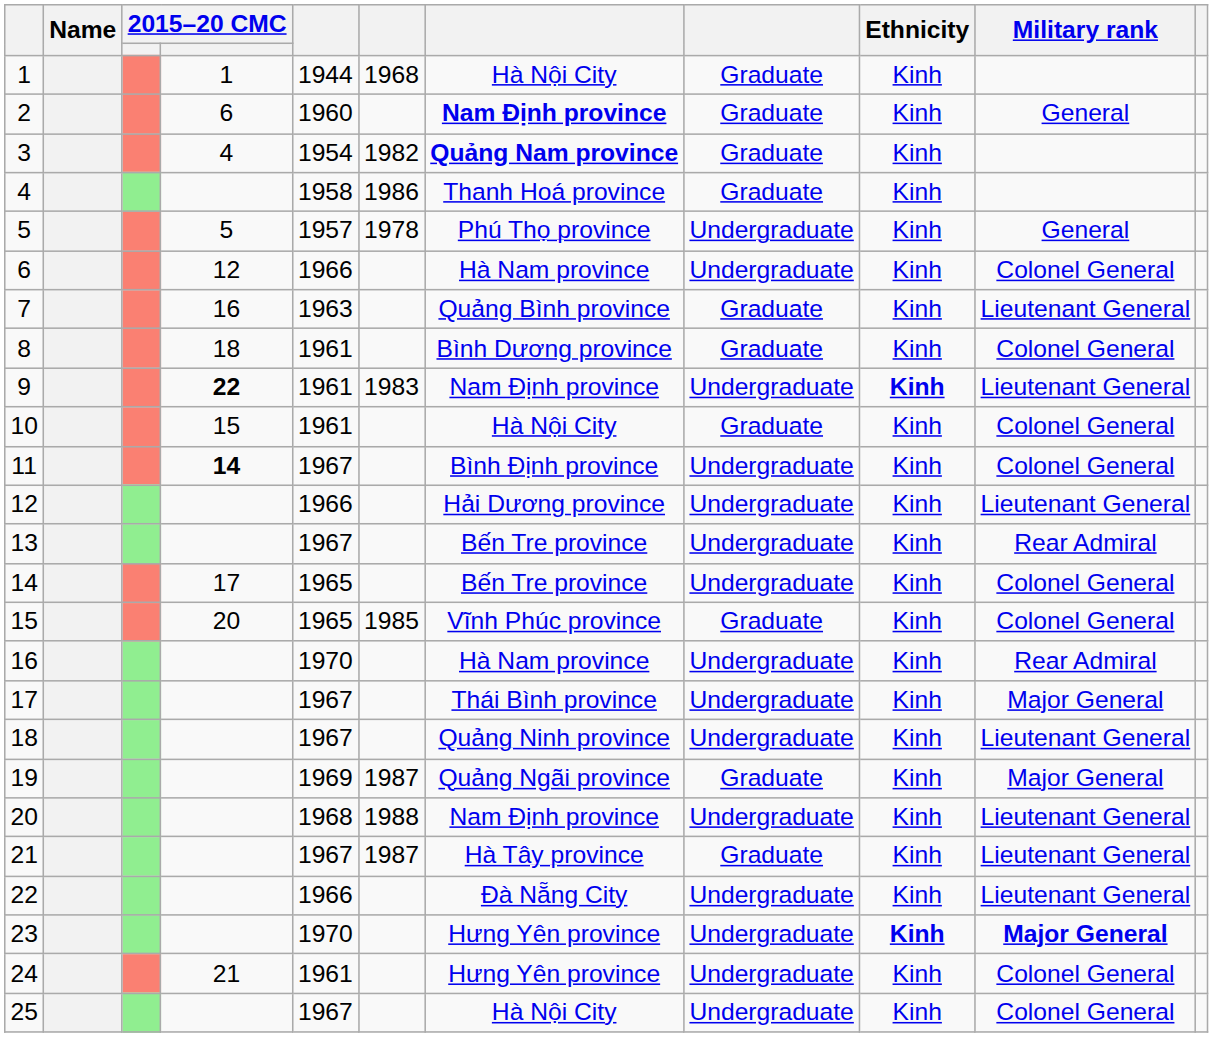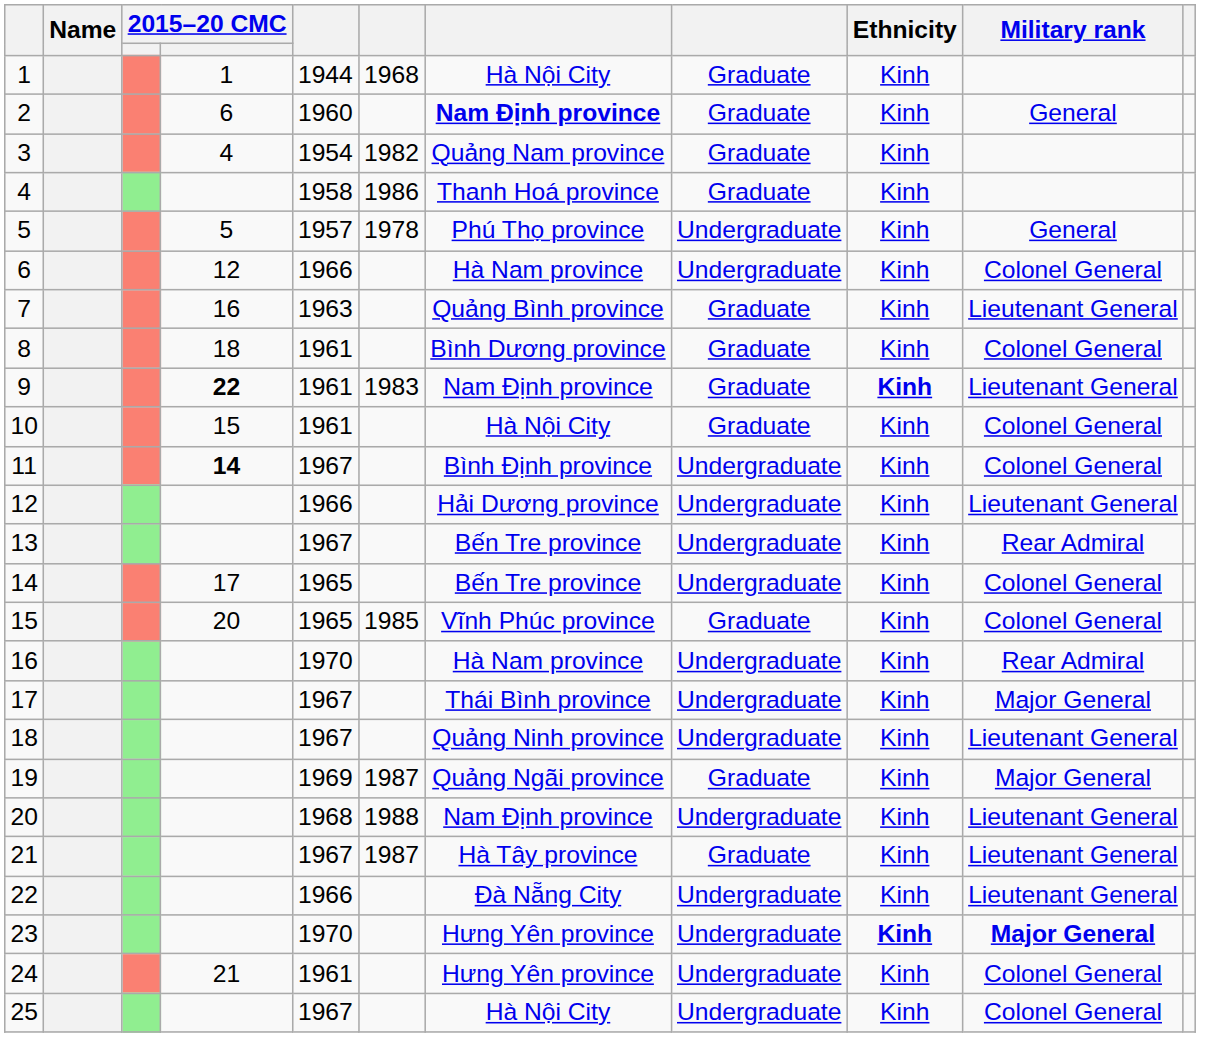(554, 152) bold -> (548, 152) normal
(772, 387) Undergraduate -> (759, 387) Graduate
